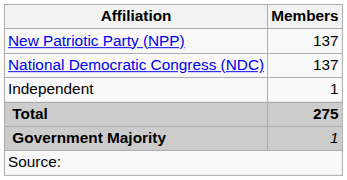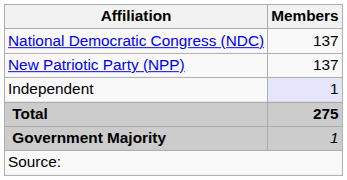rows swapped: (96, 41) <-> (136, 65)
(334, 89) no background -> (334, 89) lavender background
